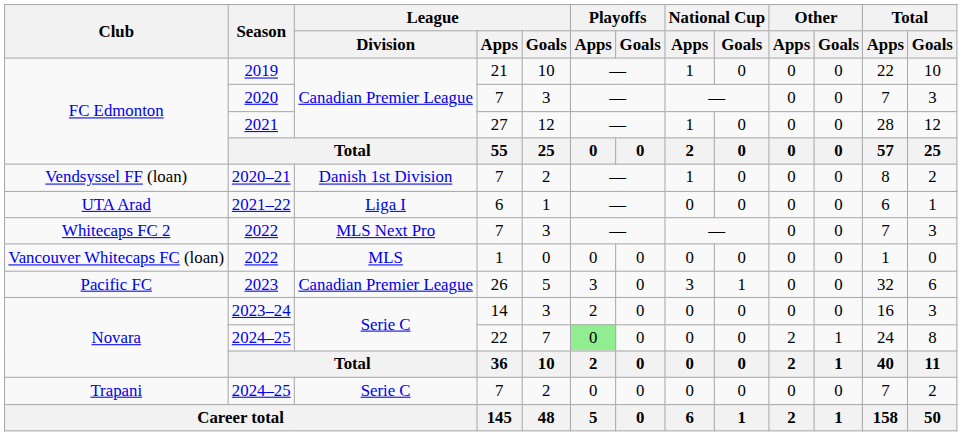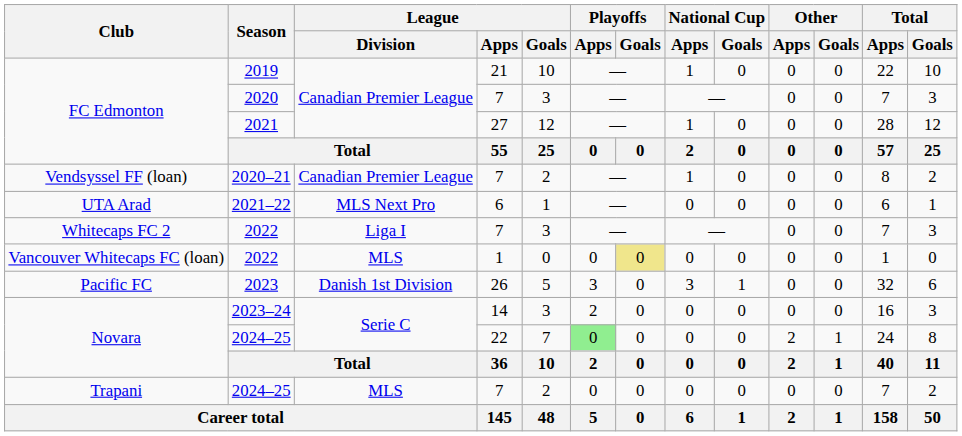(386, 177) Danish 1st Division -> (386, 177) Canadian Premier League
(386, 204) Liga I -> (386, 204) MLS Next Pro
(386, 230) MLS Next Pro -> (386, 230) Liga I
(640, 257) no background -> (640, 257) khaki background
(386, 284) Canadian Premier League -> (386, 284) Danish 1st Division
(386, 390) Serie C -> (386, 390) MLS
